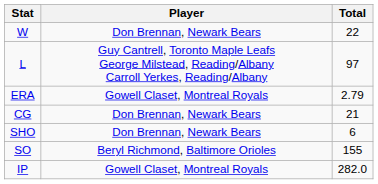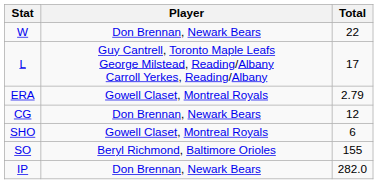(352, 63) 97 -> (352, 63) 17
(352, 114) 21 -> (352, 114) 12
(187, 132) Don Brennan, Newark Bears -> (187, 132) Gowell Claset, Montreal Royals
(187, 169) Gowell Claset, Montreal Royals -> (187, 169) Don Brennan, Newark Bears
